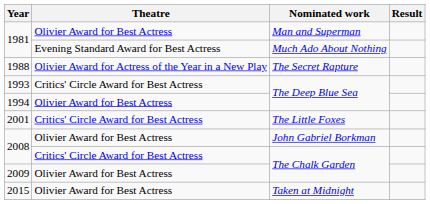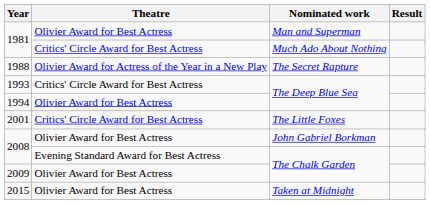(127, 48) Evening Standard Award for Best Actress -> (119, 48) Critics' Circle Award for Best Actress
(119, 155) Critics' Circle Award for Best Actress -> (127, 155) Evening Standard Award for Best Actress
